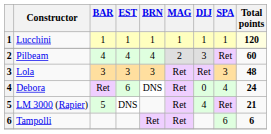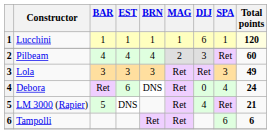(204, 39) 1 -> (204, 39) 6
(252, 72) 48 -> (252, 72) 49
